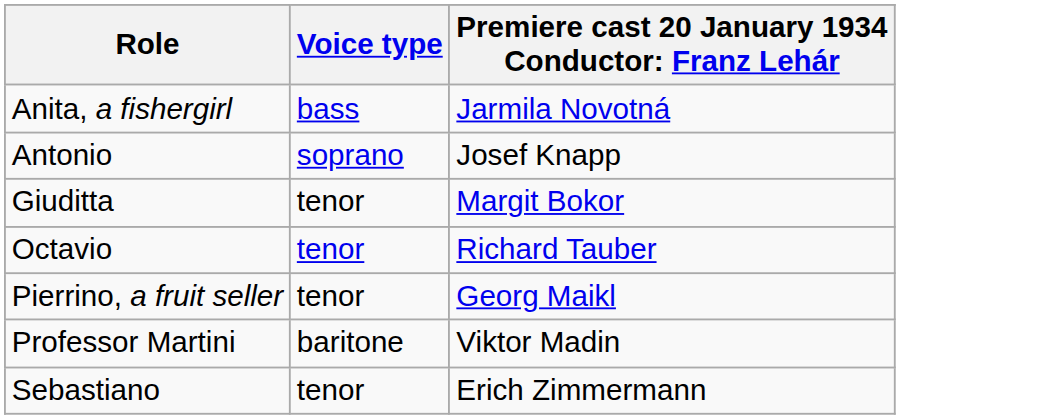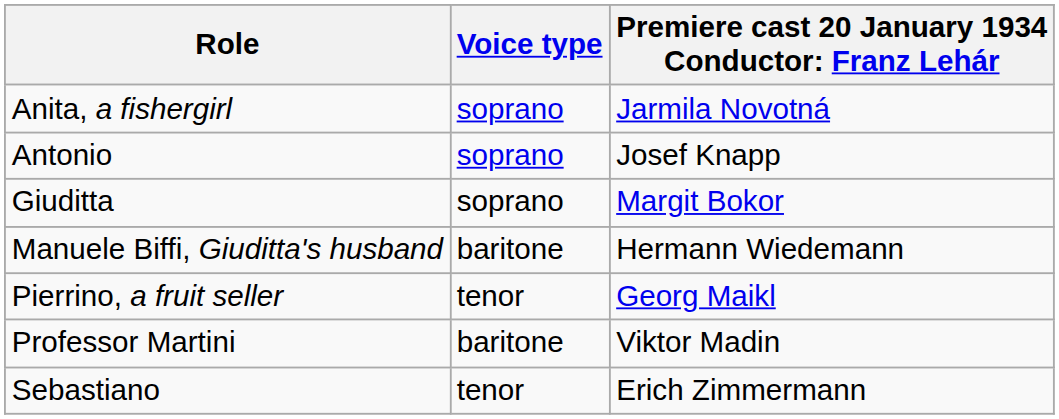(328, 108) bass -> (510, 108) soprano
(331, 202) tenor -> (510, 202) soprano
+ row: (227, 249)
- row: (62, 249)
